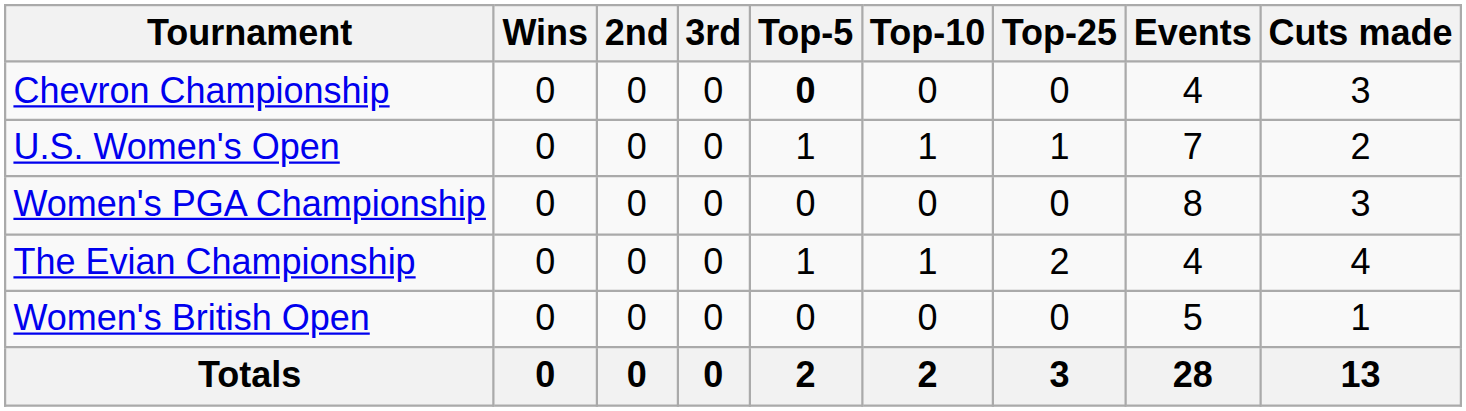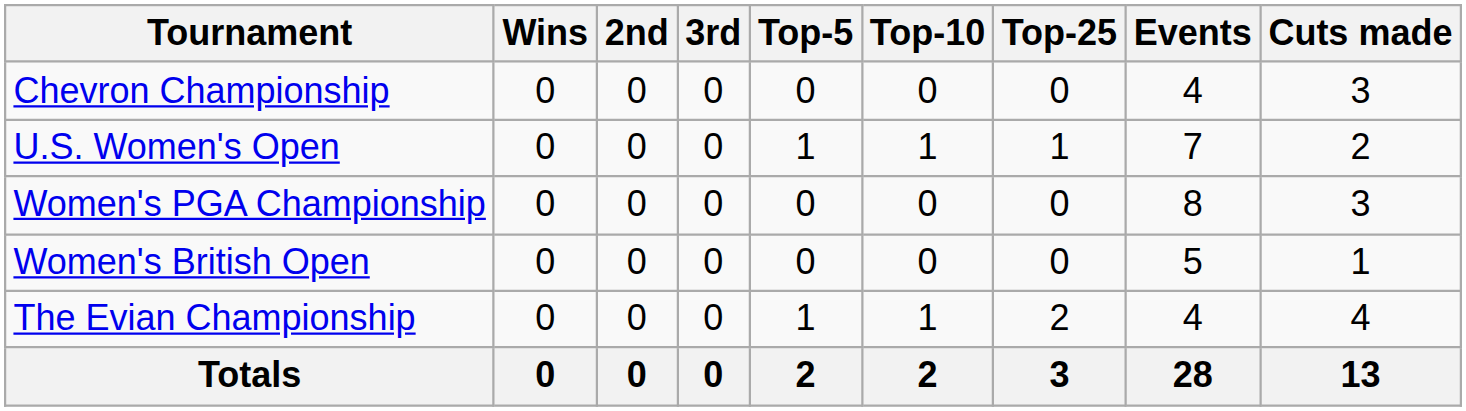(806, 90) bold -> (806, 90) normal
rows swapped: (192, 318) <-> (215, 261)
